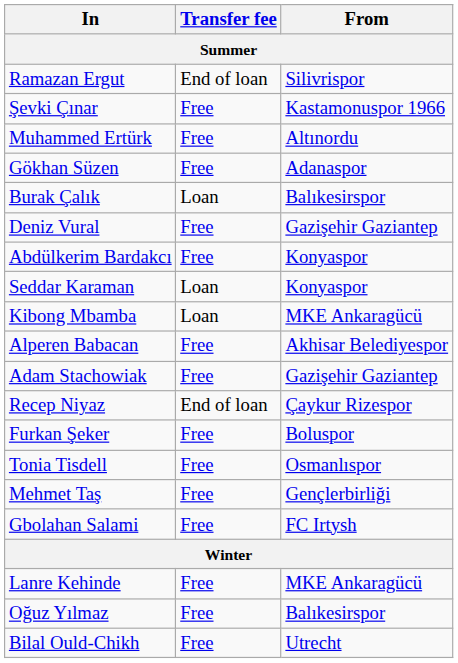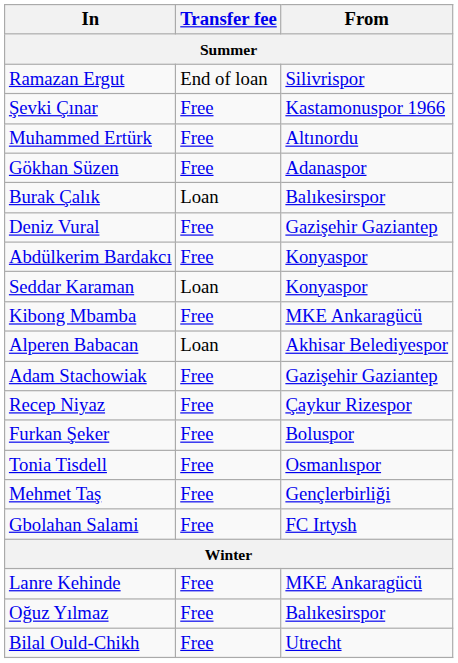(199, 316) Loan -> (197, 316) Free
(197, 345) Free -> (199, 345) Loan
(224, 405) End of loan -> (197, 405) Free
